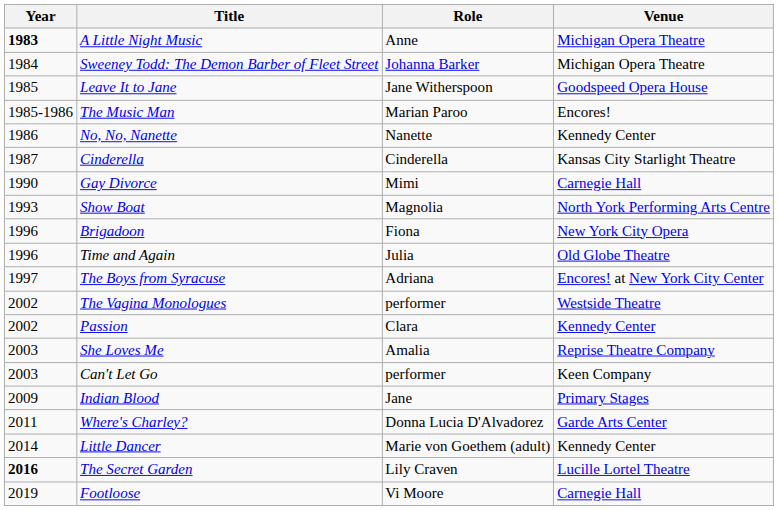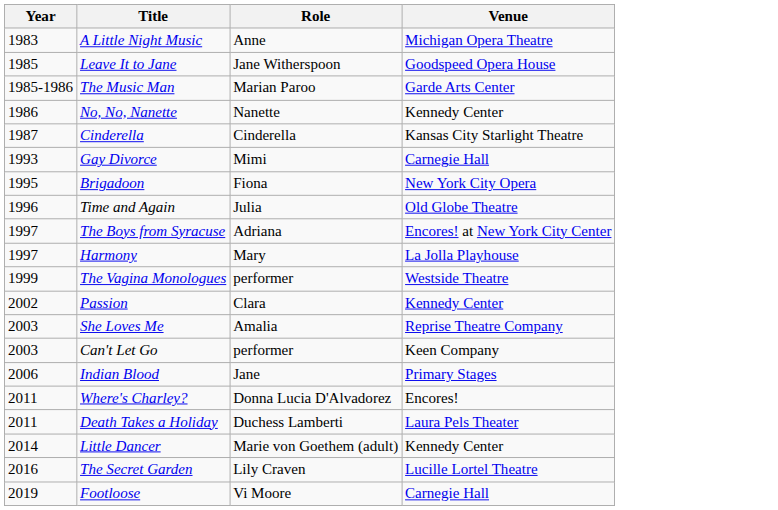(23, 40) bold -> (23, 40) normal
- row: (229, 64)
(584, 111) Encores! -> (460, 87) Garde Arts Center
(23, 183) 1990 -> (23, 159) 1993
- row: (112, 207)
(23, 231) 1996 -> (23, 183) 1995
+ row: (108, 254)
(23, 302) 2002 -> (23, 278) 1999
(23, 398) 2009 -> (23, 374) 2006
(612, 421) Garde Arts Center -> (432, 398) Encores!
+ row: (149, 421)
(23, 469) bold -> (23, 469) normal
